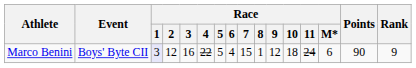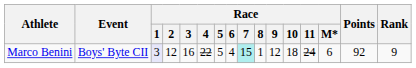(246, 53) no background -> (246, 53) paleturquoise background
(359, 53) 90 -> (359, 53) 92
